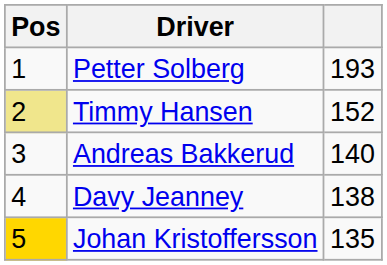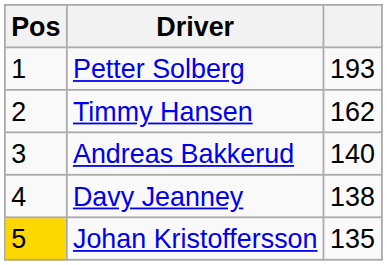(19, 112) khaki background -> (19, 112) no background
(352, 112) 152 -> (352, 112) 162
